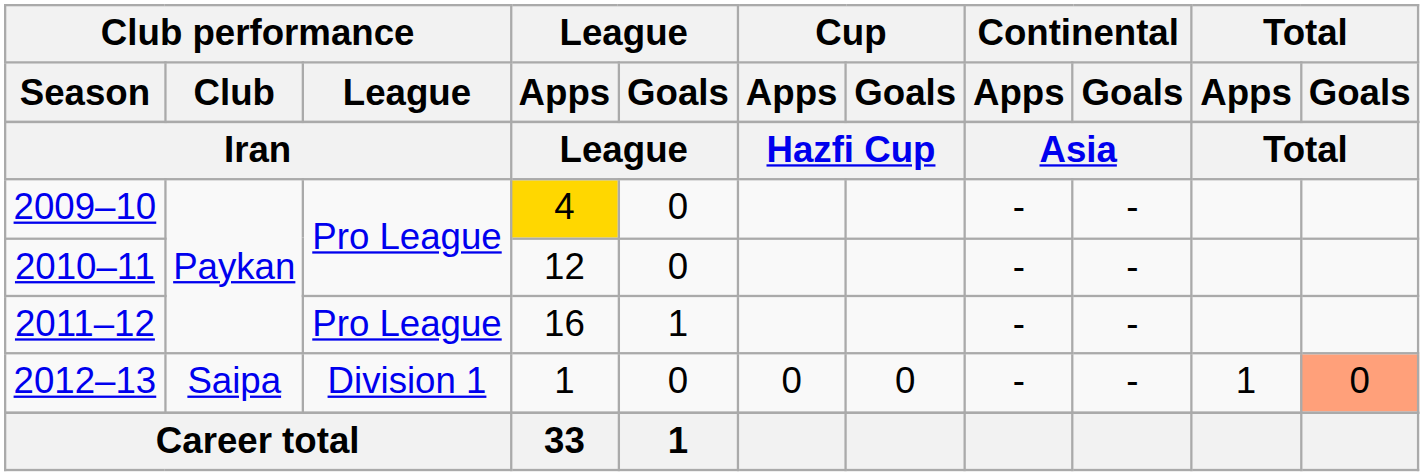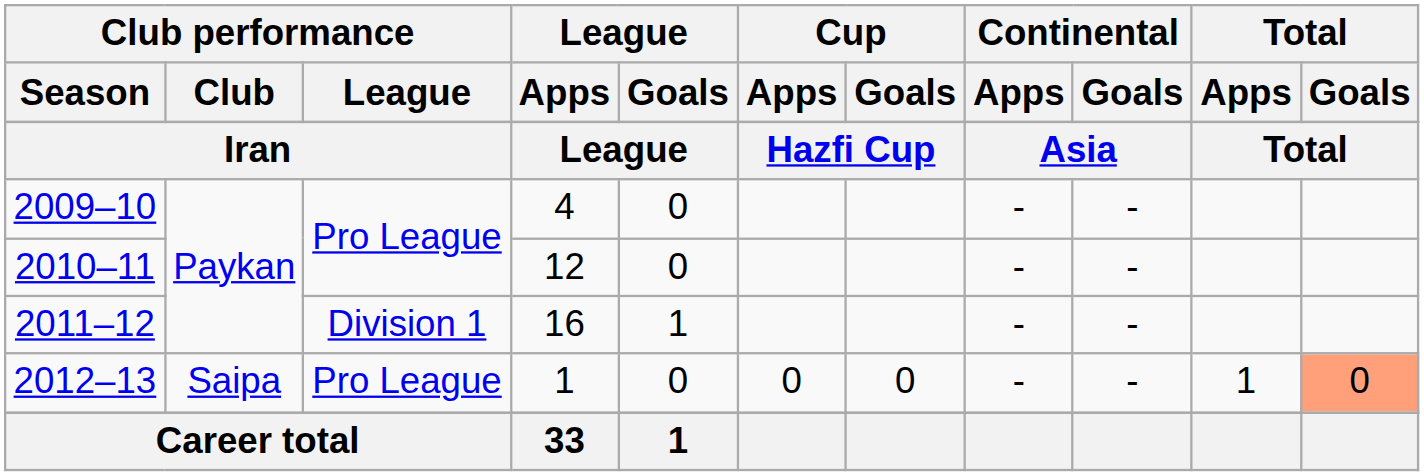(564, 207) gold background -> (564, 207) no background
(407, 324) Pro League -> (407, 324) Division 1
(407, 382) Division 1 -> (407, 382) Pro League
